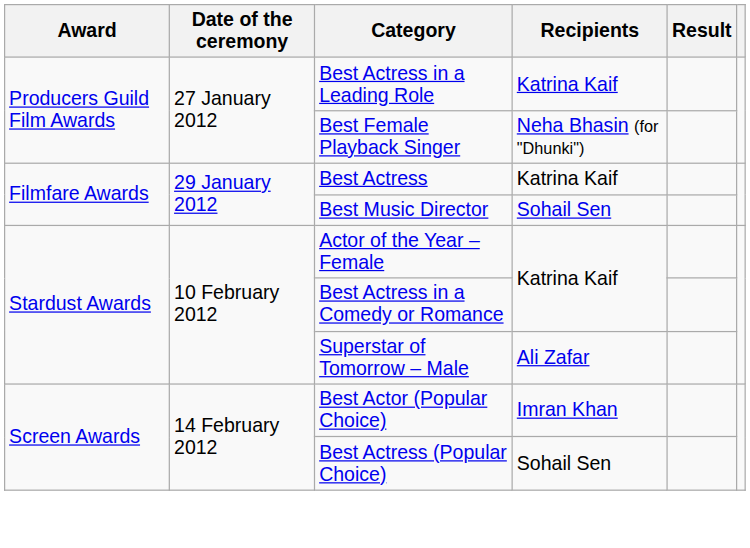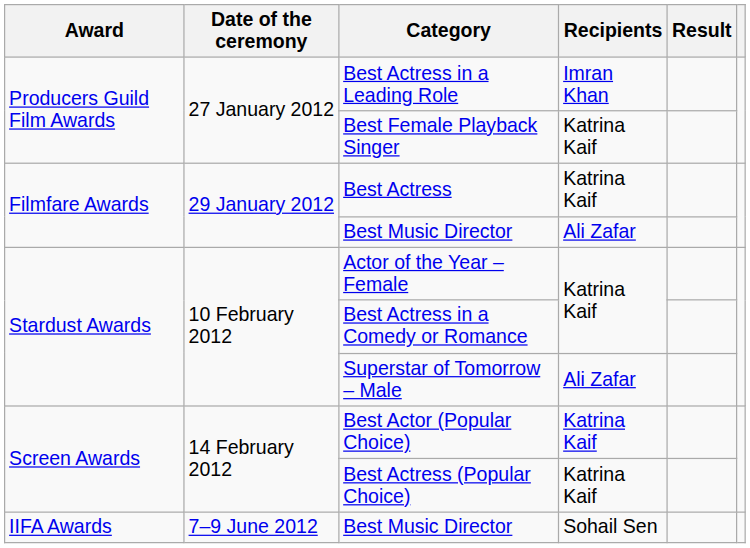(567, 83) Katrina Kaif -> (588, 83) Imran Khan
(588, 136) Neha Bhasin (for "Dhunki") -> (594, 136) Katrina Kaif
(564, 209) Sohail Sen -> (599, 231) Ali Zafar
(567, 410) Imran Khan -> (594, 432) Katrina Kaif
(564, 463) Sohail Sen -> (594, 485) Katrina Kaif
+ row: (60, 527)
